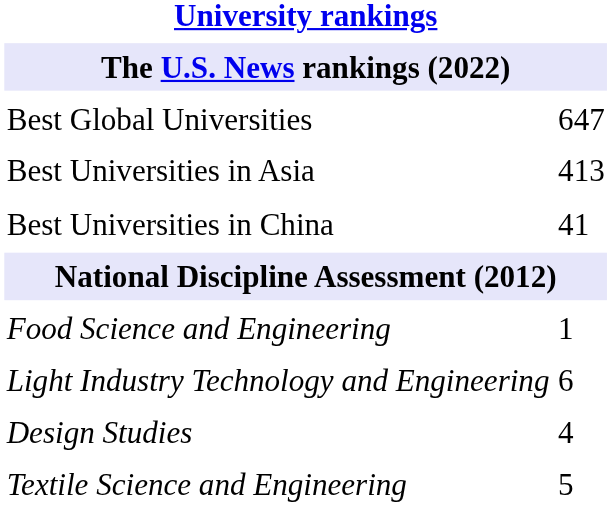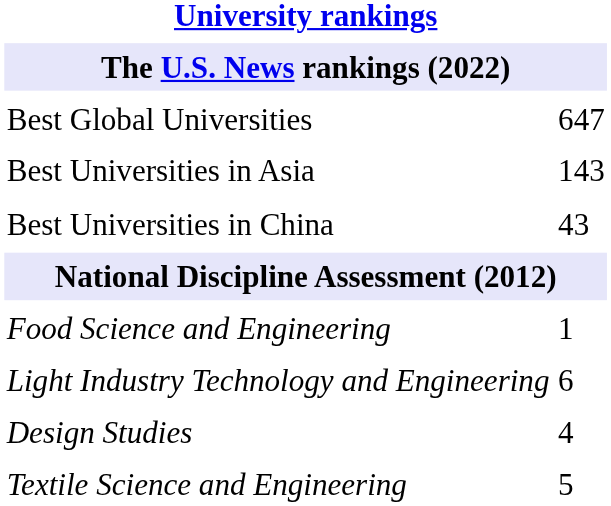(581, 172) 413 -> (581, 172) 143
(574, 224) 41 -> (574, 224) 43
